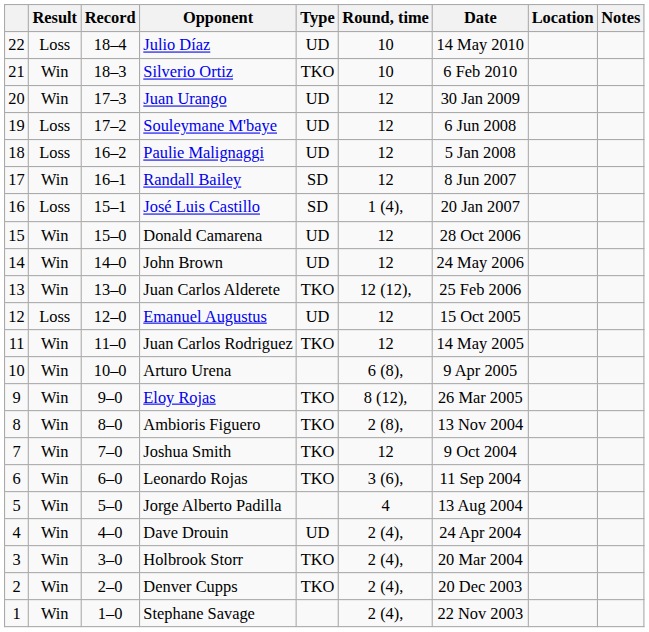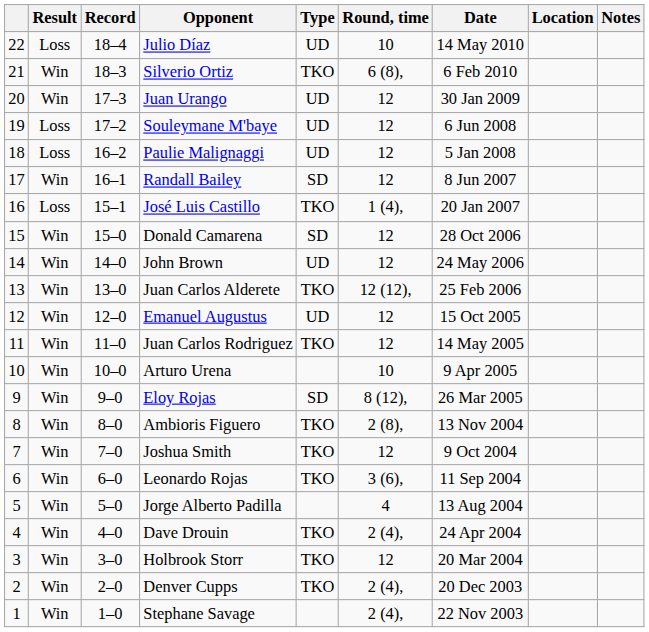(386, 72) 10 -> (386, 72) 6 (8),
(318, 207) SD -> (318, 207) TKO
(318, 234) UD -> (318, 234) SD
(55, 315) Loss -> (55, 315) Win
(386, 370) 6 (8), -> (386, 370) 10
(318, 397) TKO -> (318, 397) SD
(318, 532) UD -> (318, 532) TKO
(386, 559) 2 (4), -> (386, 559) 12
